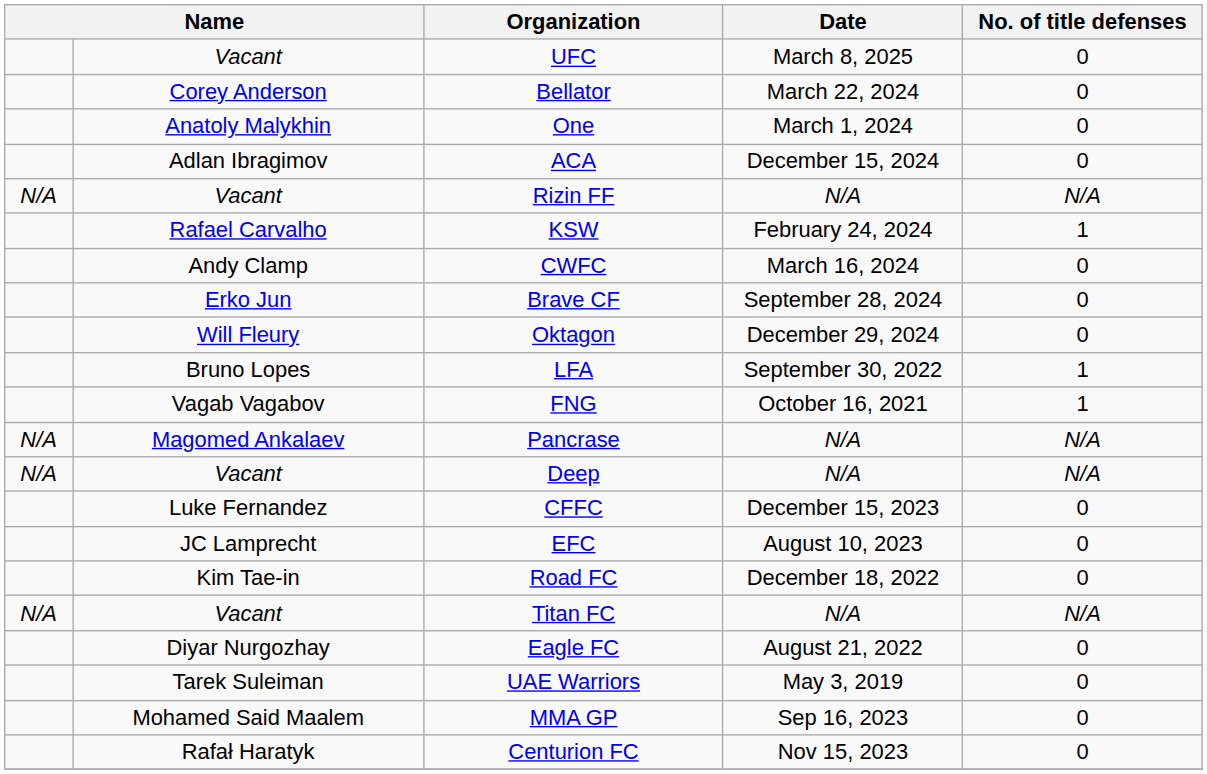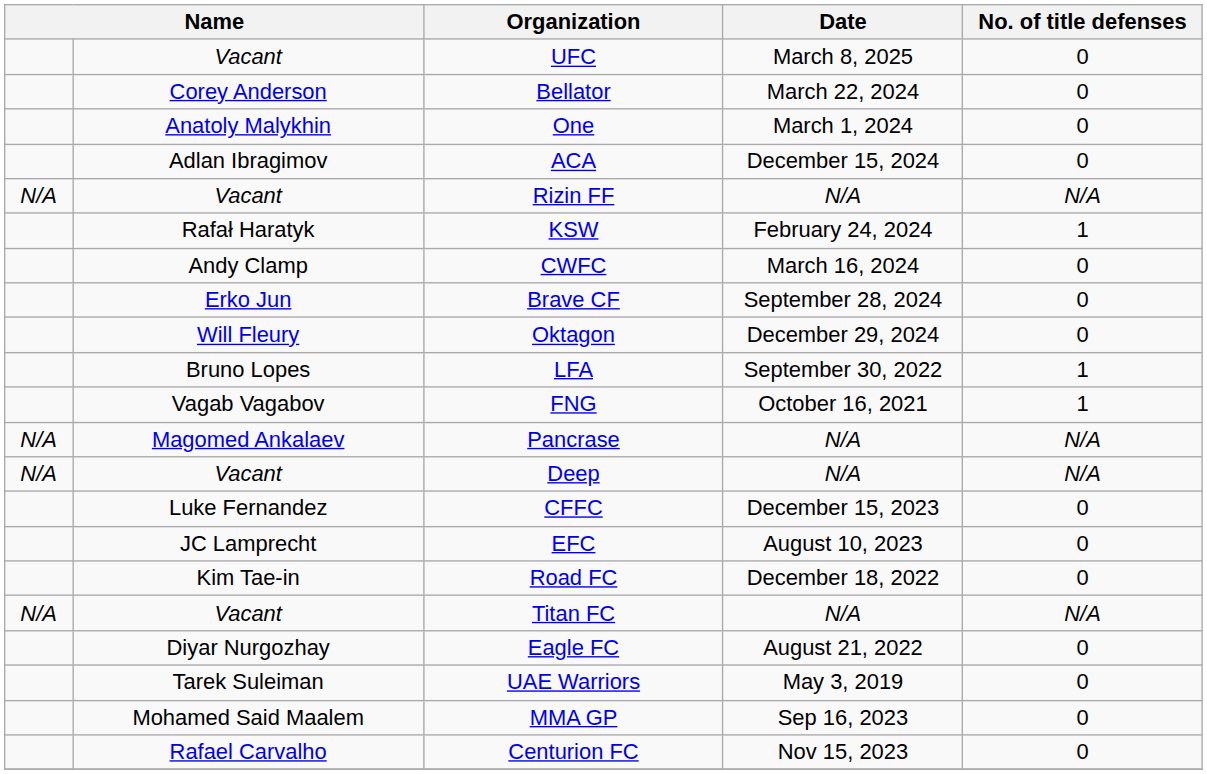(248, 230) Rafael Carvalho -> (248, 230) Rafał Haratyk
(248, 751) Rafał Haratyk -> (248, 751) Rafael Carvalho
